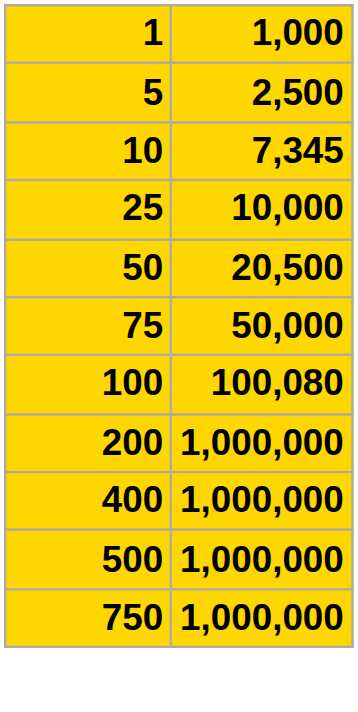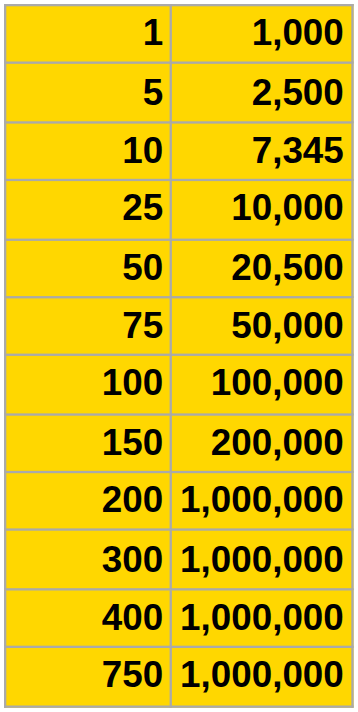(277, 383) 100,080 -> (277, 383) 100,000
+ row: (132, 442)
+ row: (132, 558)
- row: (132, 558)
